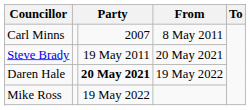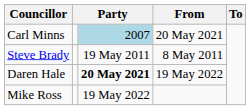(137, 34) no background -> (137, 34) lightblue background
(193, 34) 8 May 2011 -> (189, 34) 20 May 2021
(189, 54) 20 May 2021 -> (193, 54) 8 May 2011
